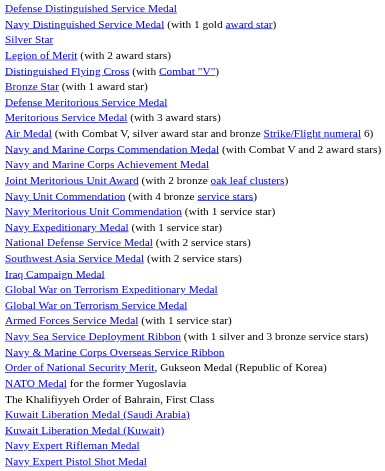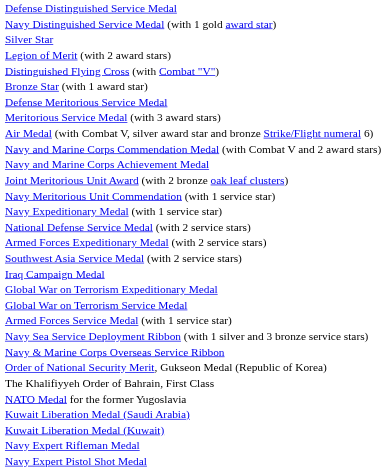- row: (131, 196)
+ row: (136, 242)
rows swapped: (110, 399) <-> (96, 383)
